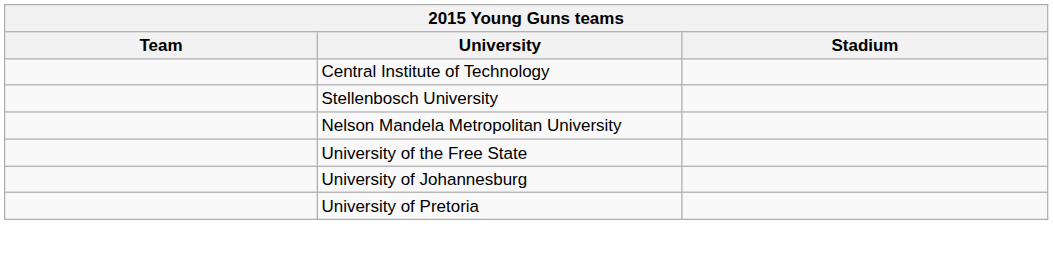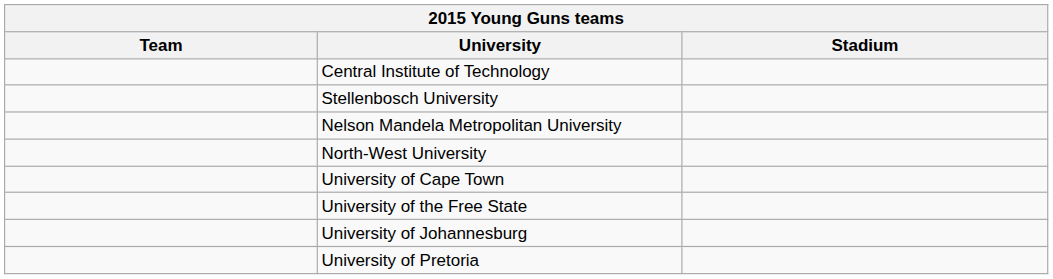+ row: (404, 153)
+ row: (413, 179)
